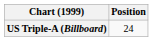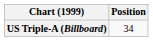(129, 28) 24 -> (129, 28) 34
